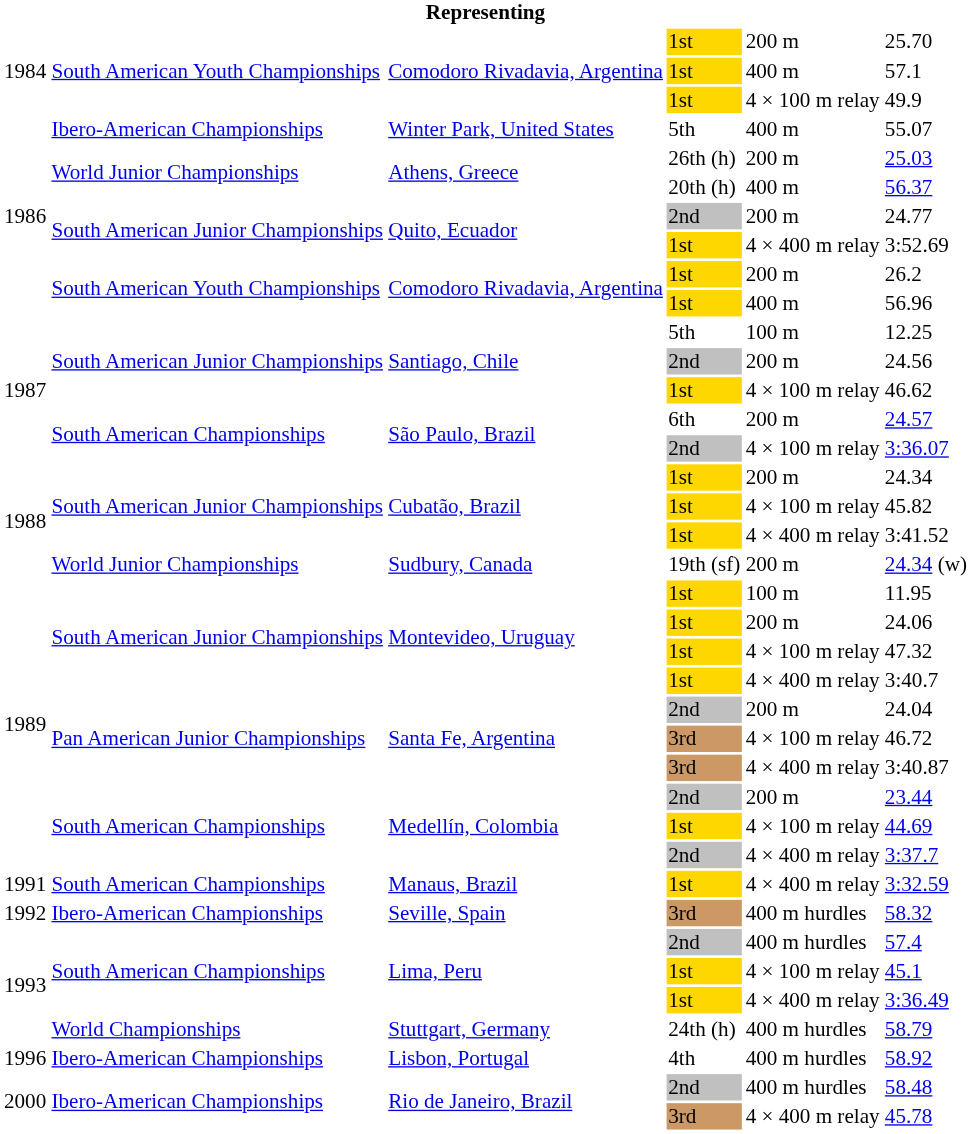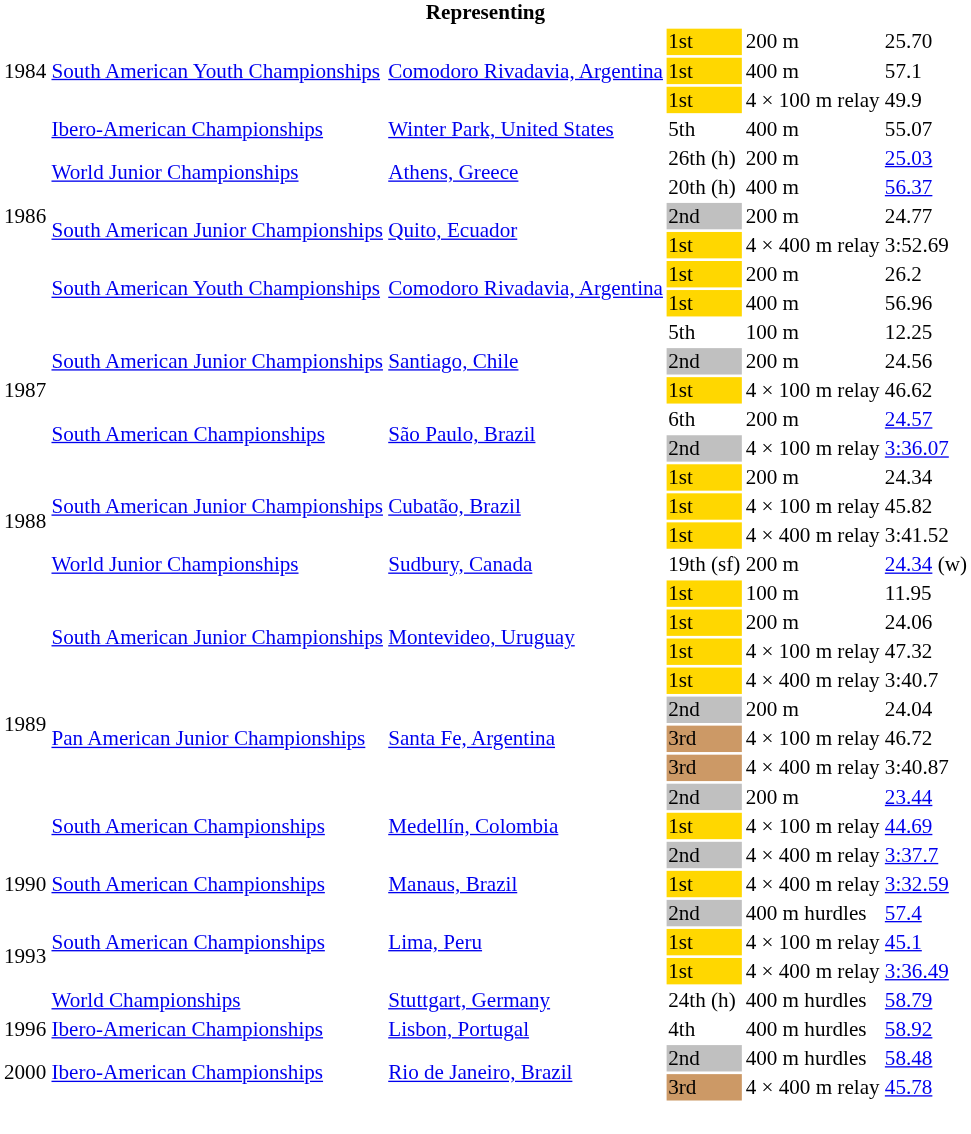(25, 883) 1991 -> (25, 883) 1990
- row: (447, 912)
